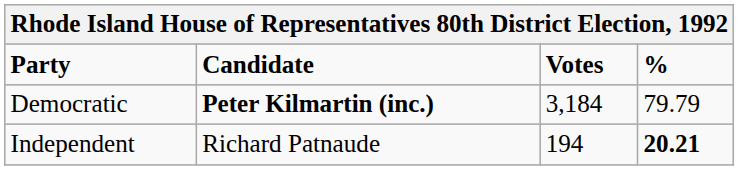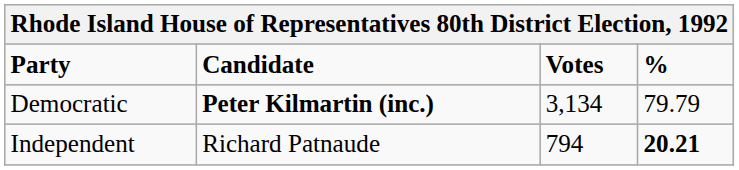(574, 104) 3,184 -> (574, 104) 3,134
(565, 143) 194 -> (565, 143) 794
